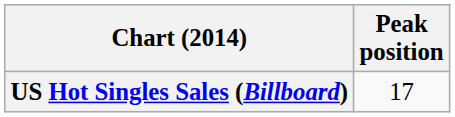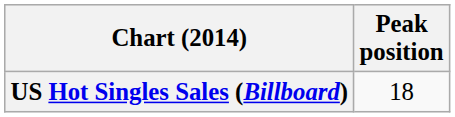(402, 91) 17 -> (402, 91) 18
